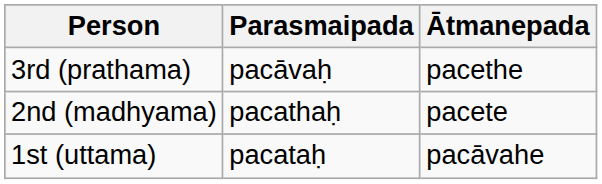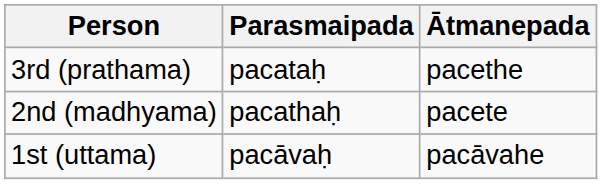(281, 69) pacāvaḥ -> (278, 69) pacataḥ
(278, 155) pacataḥ -> (281, 155) pacāvaḥ
